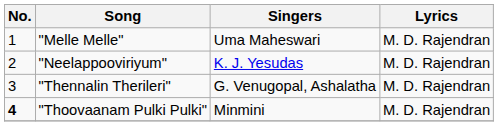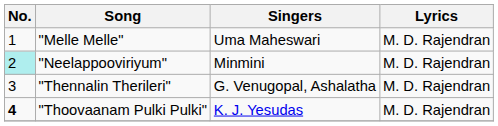(12, 63) no background -> (12, 63) paleturquoise background
(258, 63) K. J. Yesudas -> (239, 63) Minmini
(239, 110) Minmini -> (258, 110) K. J. Yesudas
